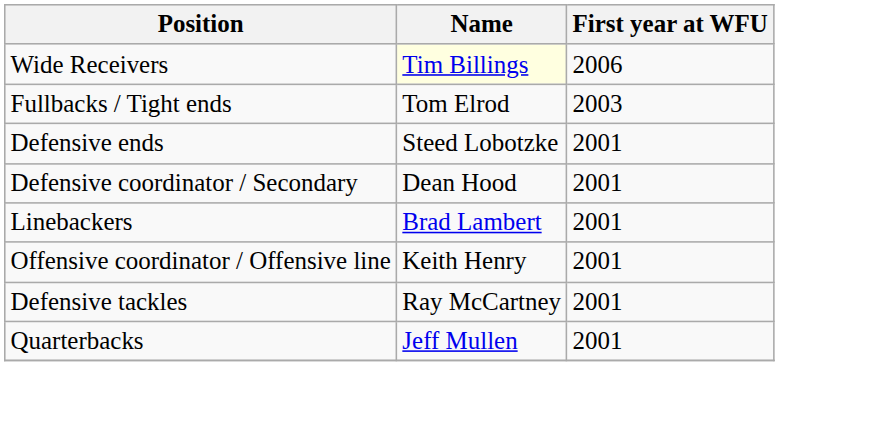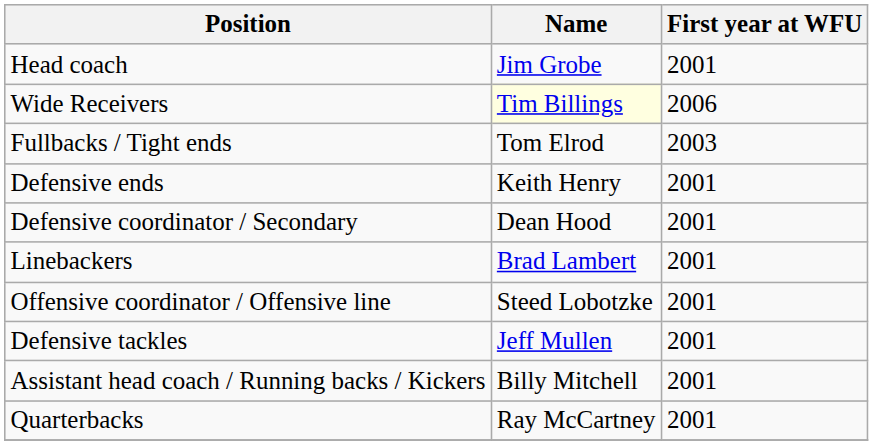+ row: (69, 63)
(480, 143) Steed Lobotzke -> (559, 182) Keith Henry
(464, 261) Keith Henry -> (575, 301) Steed Lobotzke
(482, 301) Ray McCartney -> (555, 340) Jeff Mullen
+ row: (248, 380)
(460, 340) Jeff Mullen -> (576, 420) Ray McCartney
